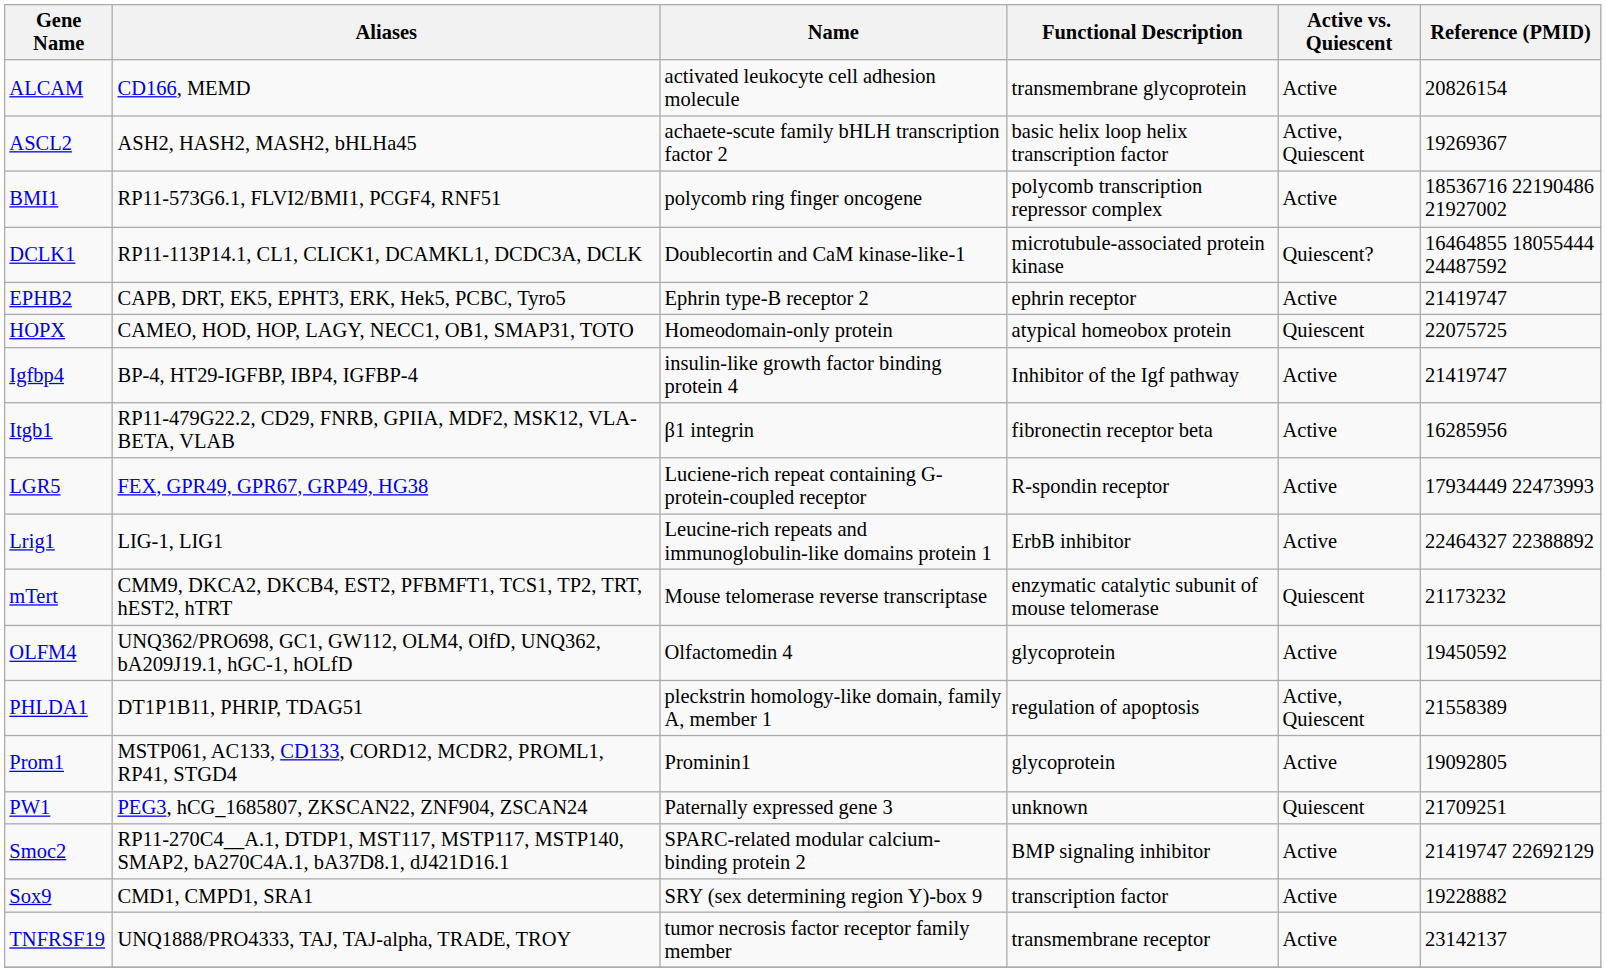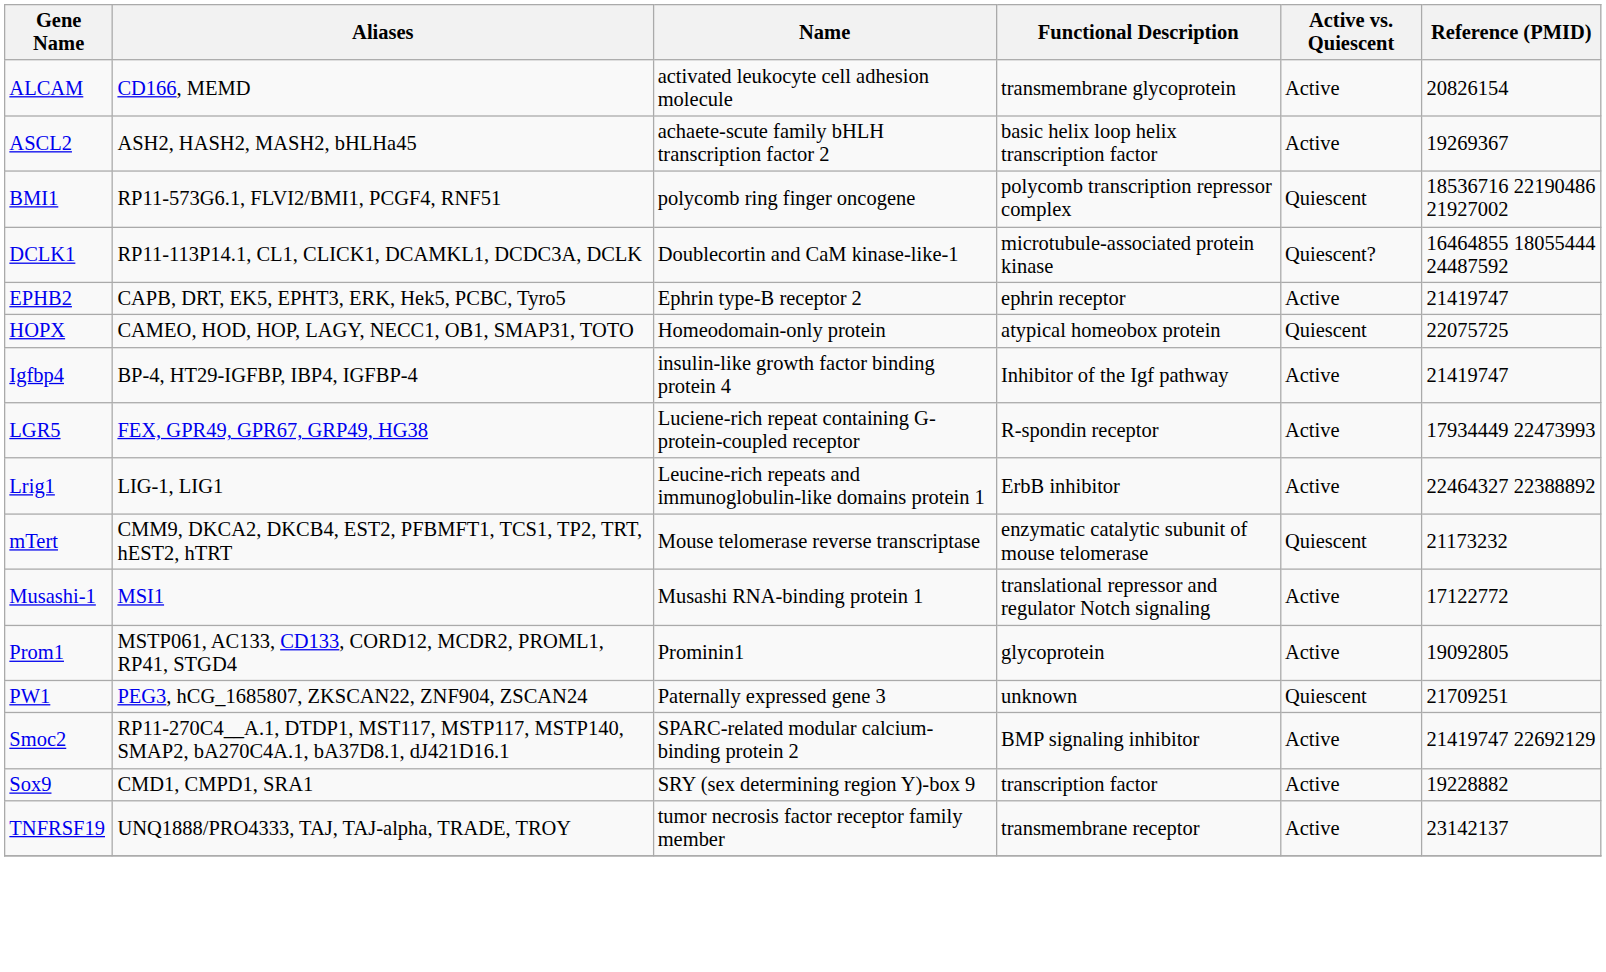(1323, 143) Active, Quiescent -> (1312, 143) Active
(1310, 198) Active -> (1326, 198) Quiescent
- row: (31, 430)
+ row: (53, 596)
- row: (43, 652)
- row: (49, 707)
